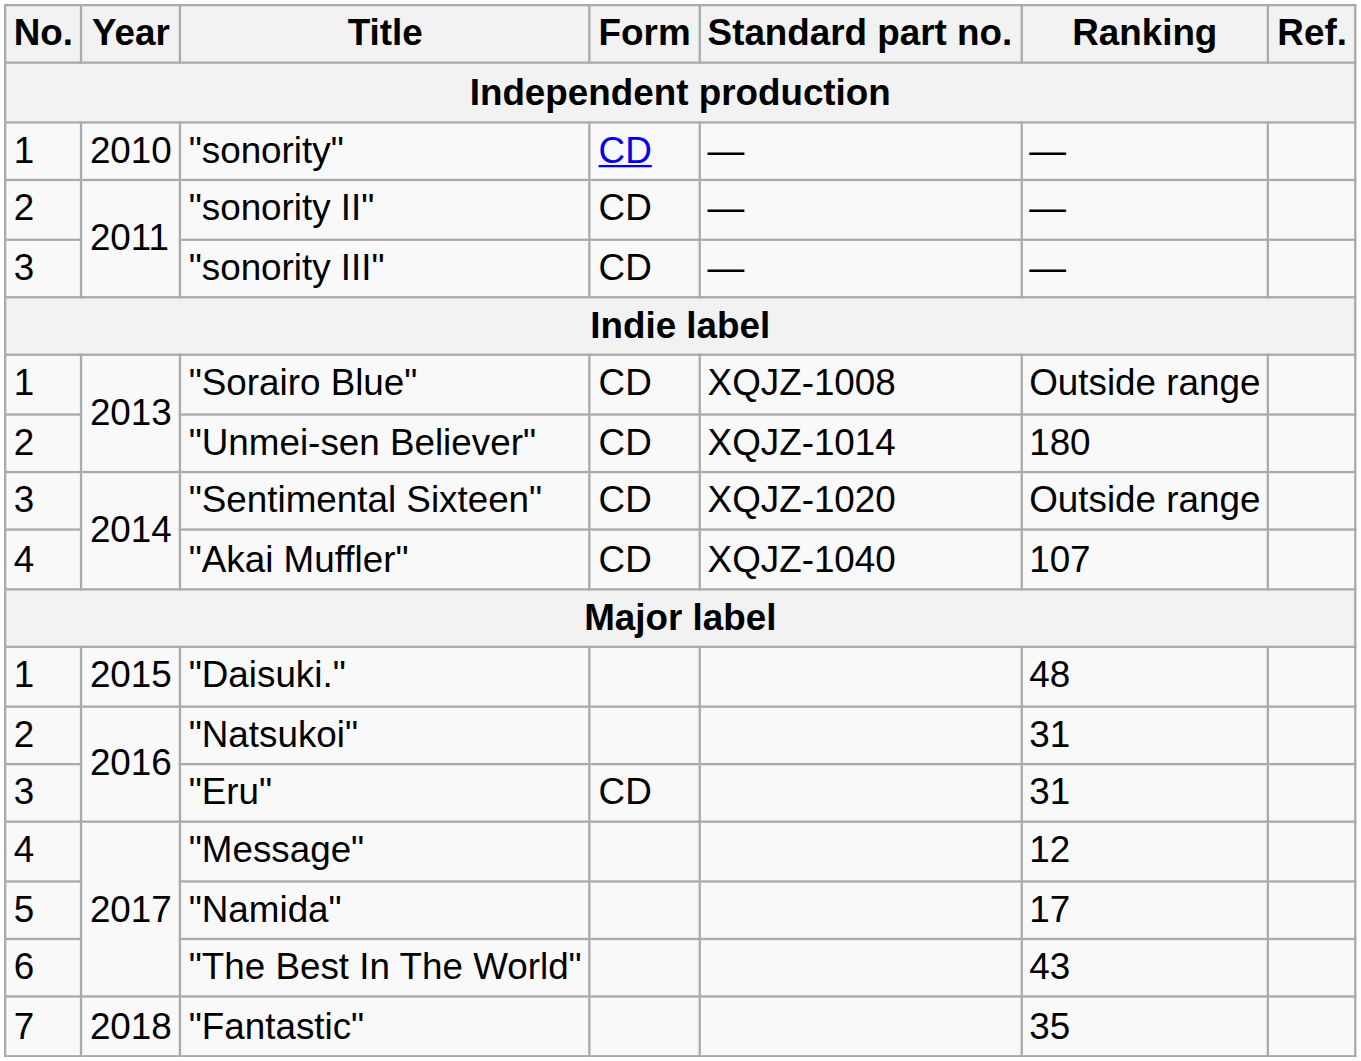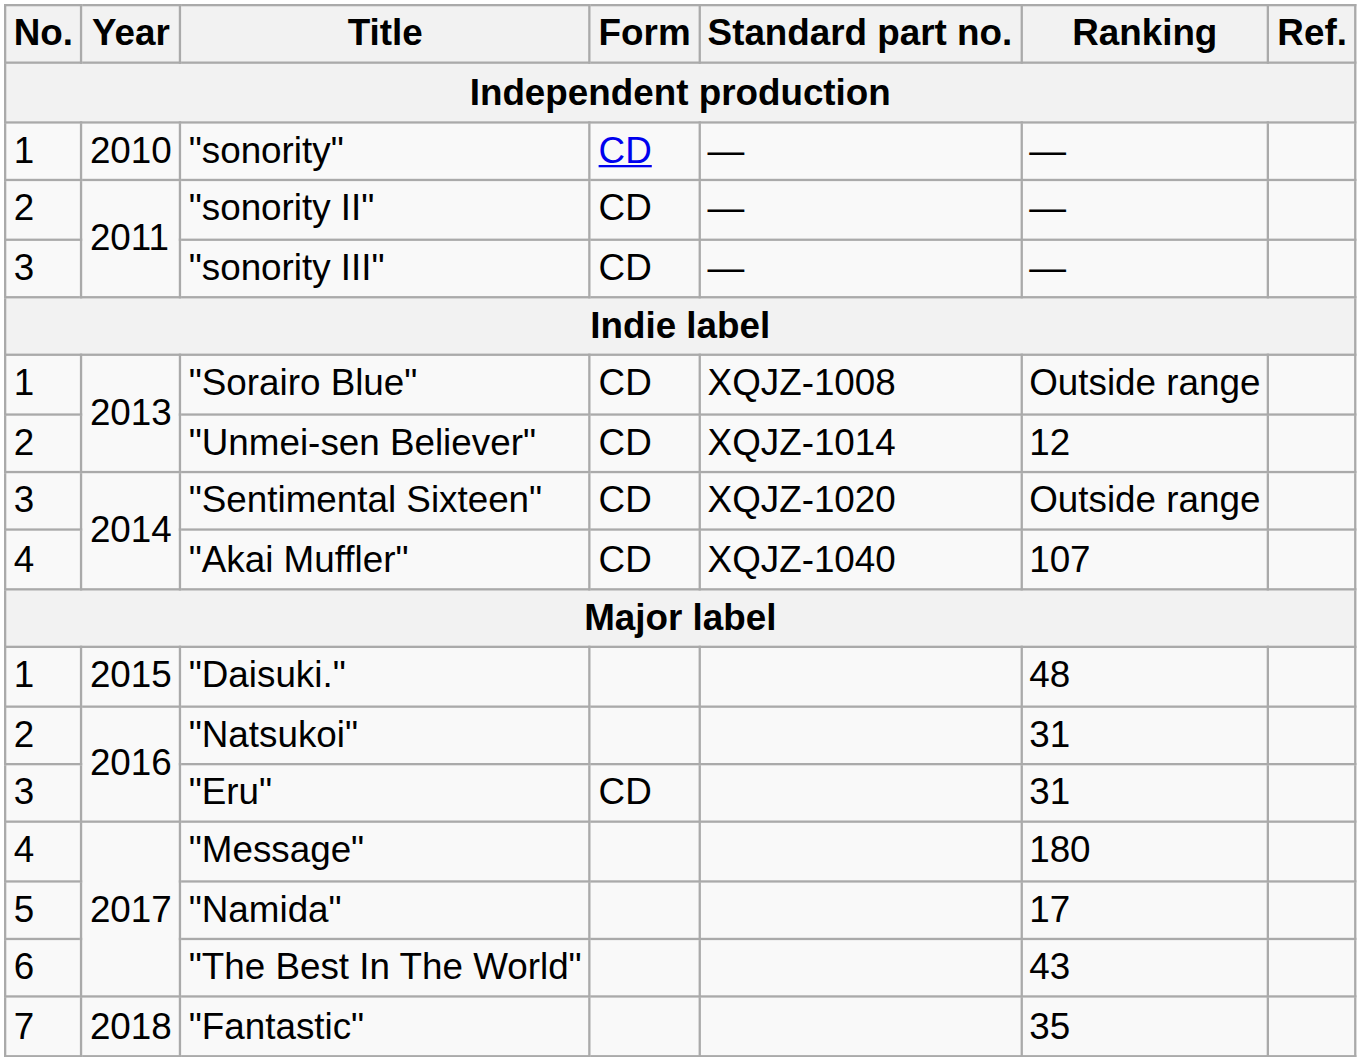(1060, 442) 180 -> (1050, 442) 12
(1050, 850) 12 -> (1060, 850) 180
